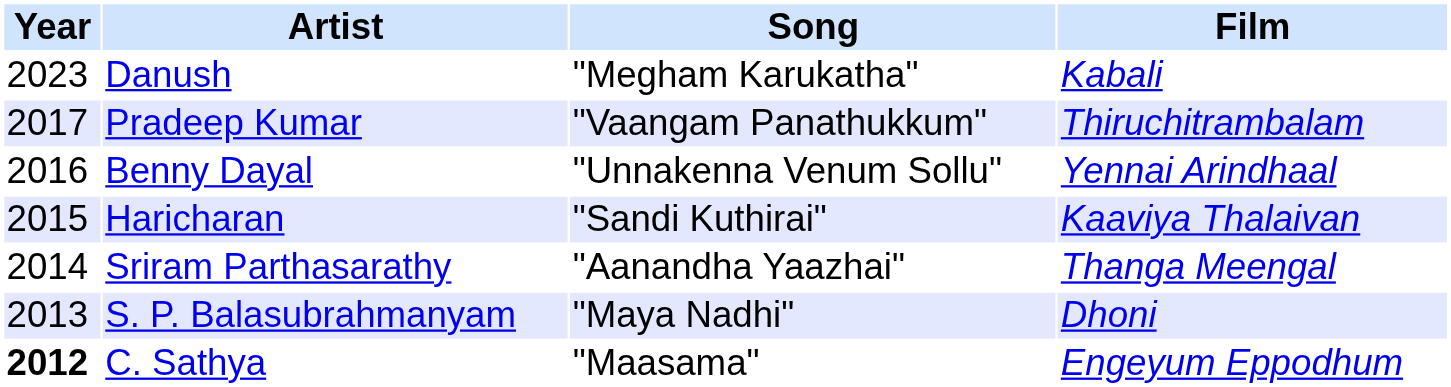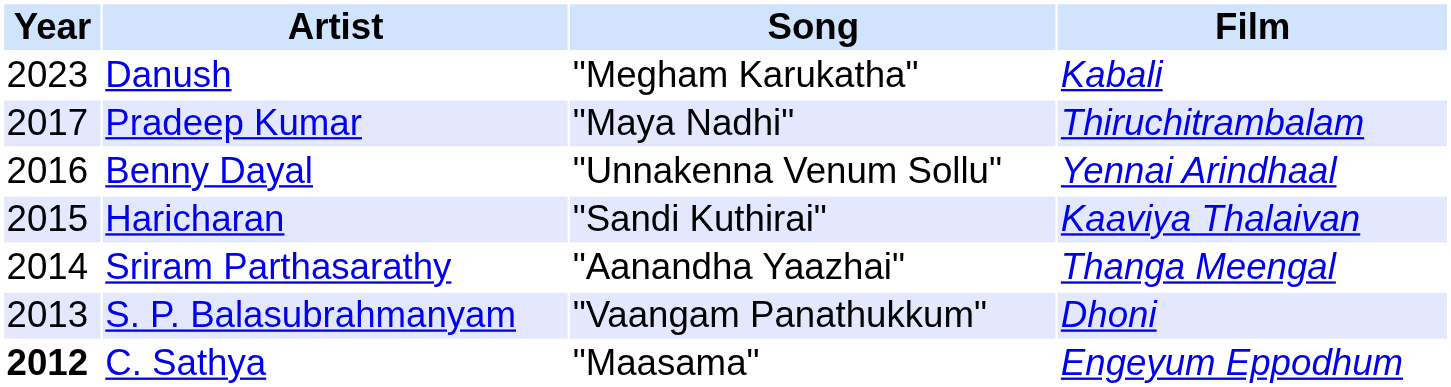(780, 122) "Vaangam Panathukkum" -> (683, 122) "Maya Nadhi"
(683, 315) "Maya Nadhi" -> (780, 315) "Vaangam Panathukkum"
